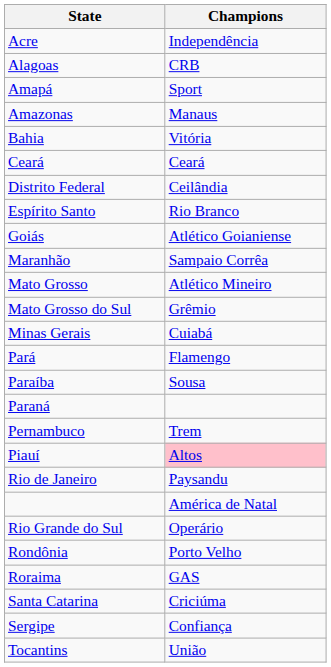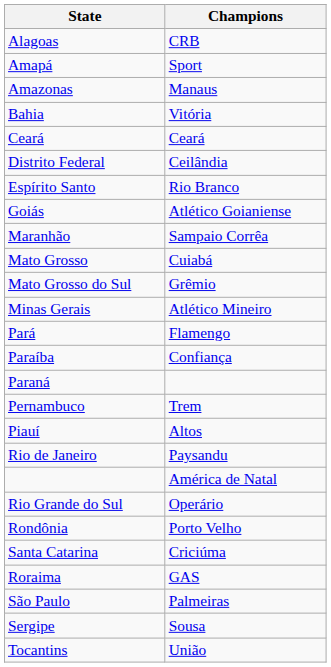- row: (23, 41)
(220, 284) Atlético Mineiro -> (190, 260) Cuiabá
(190, 333) Cuiabá -> (220, 308) Atlético Mineiro
(187, 382) Sousa -> (200, 357) Confiança
(185, 455) pink background -> (185, 430) no background
rows swapped: (34, 576) <-> (53, 601)
+ row: (39, 601)
(200, 625) Confiança -> (187, 625) Sousa
